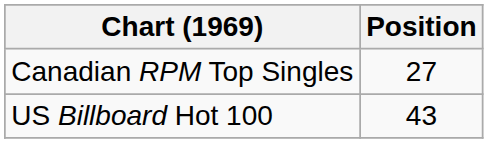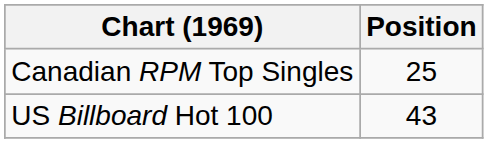(421, 71) 27 -> (421, 71) 25
